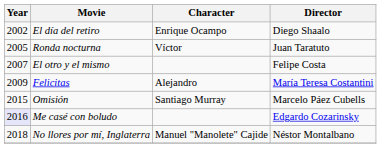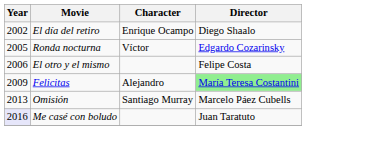(301, 48) Juan Taratuto -> (241, 48) Edgardo Cozarinsky
(17, 65) 2007 -> (17, 65) 2006
(323, 82) no background -> (249, 82) lightgreen background
(17, 100) 2015 -> (17, 100) 2013
(316, 117) Edgardo Cozarinsky -> (227, 117) Juan Taratuto
- row: (91, 134)
